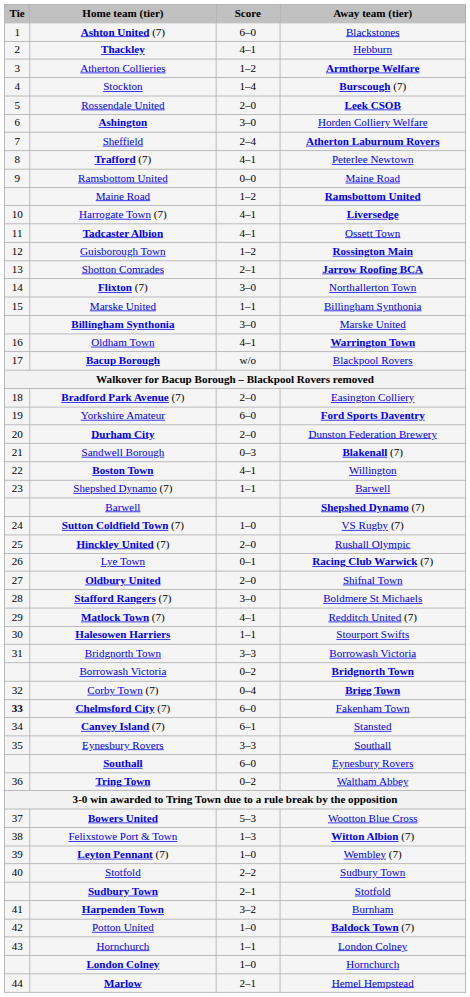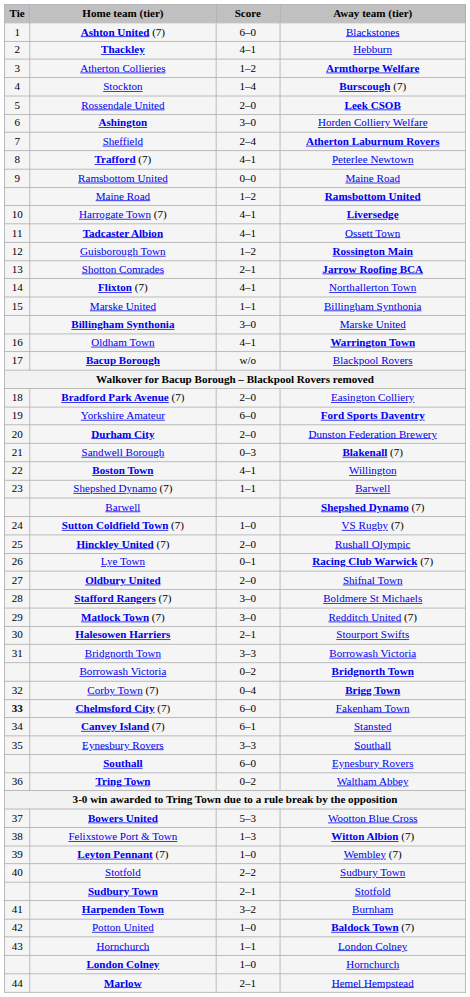(248, 288) 3–0 -> (248, 288) 4–1
(248, 617) 4–1 -> (248, 617) 3–0
(248, 635) 1–1 -> (248, 635) 2–1
